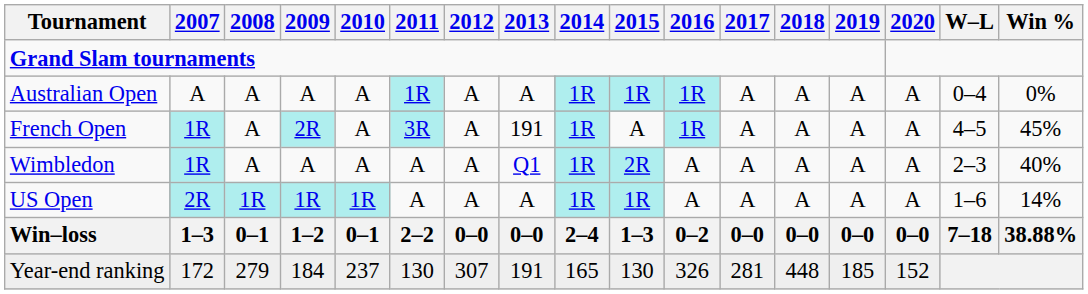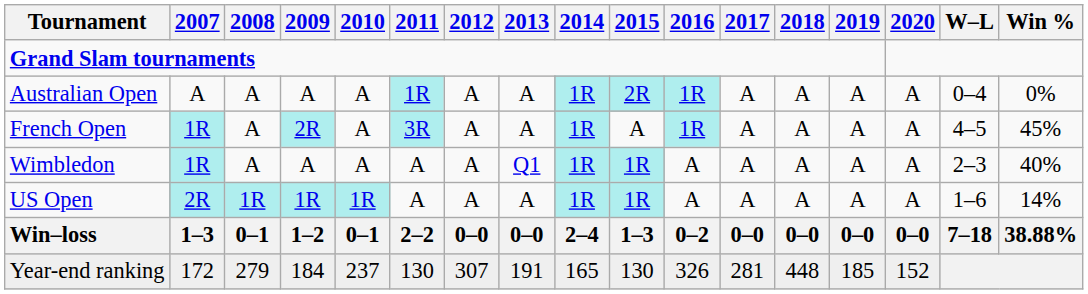(637, 93) 1R -> (637, 93) 2R
(527, 128) 191 -> (527, 128) A
(637, 164) 2R -> (637, 164) 1R
